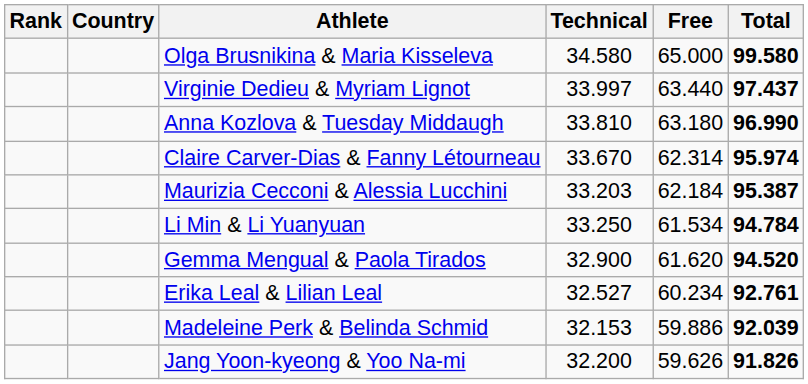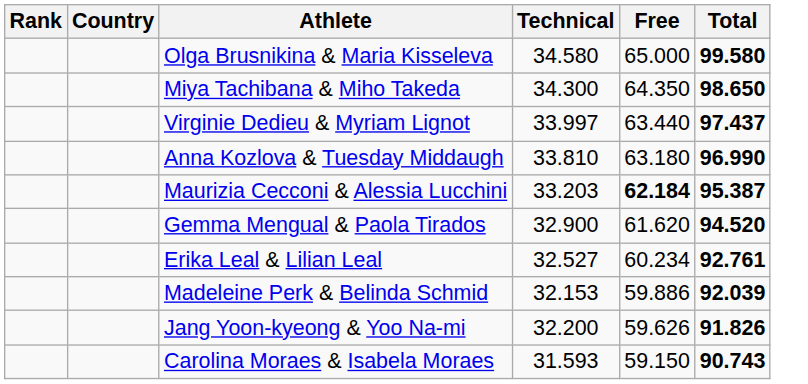+ row: (312, 89)
- row: (352, 157)
(690, 191) normal -> (657, 191) bold
- row: (265, 225)
+ row: (329, 361)
